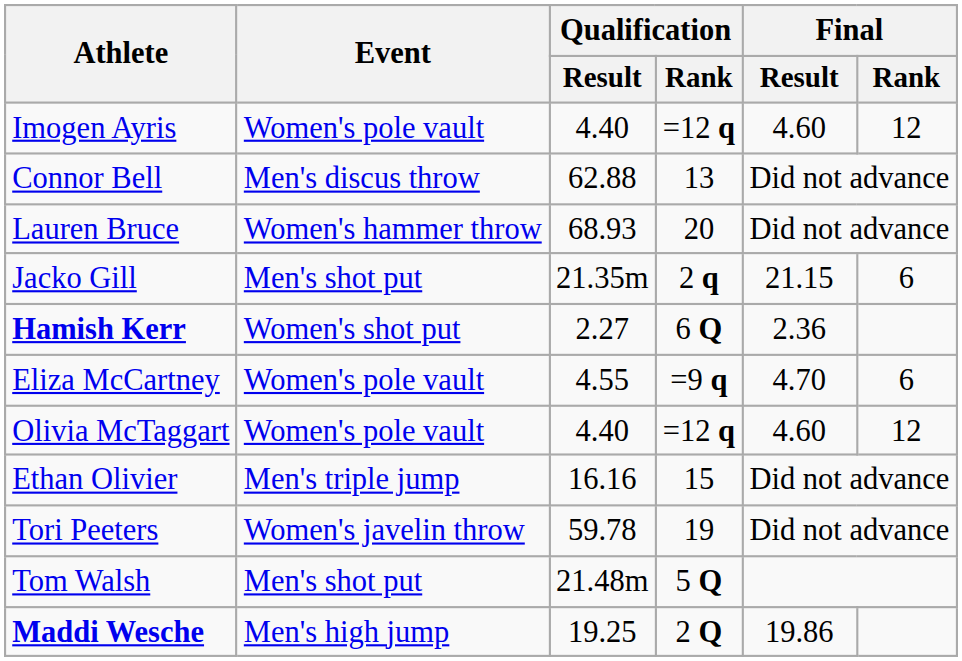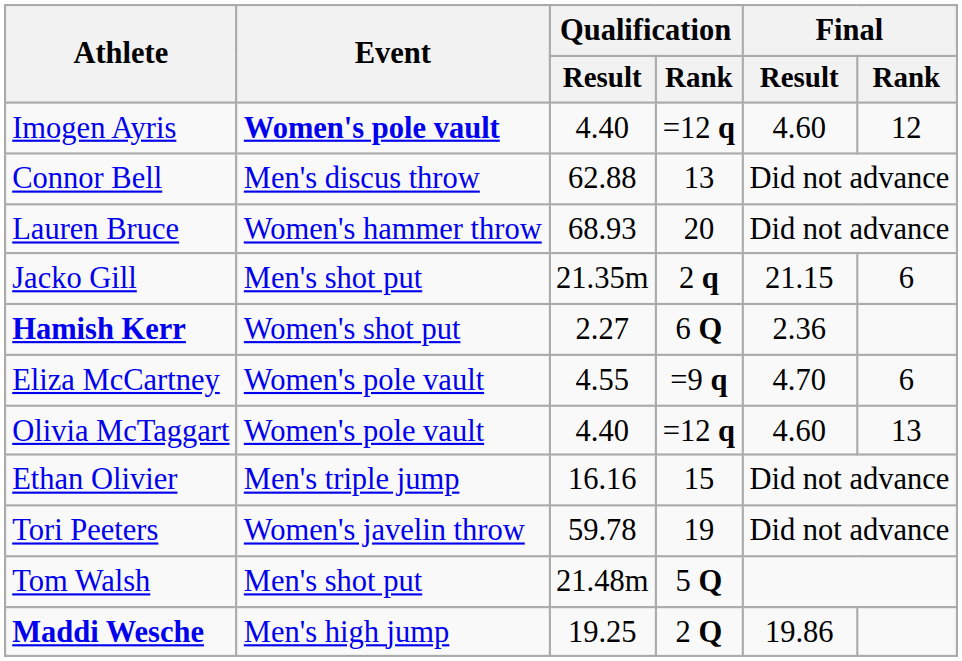(364, 128) normal -> (372, 128) bold
(906, 430) 12 -> (906, 430) 13
